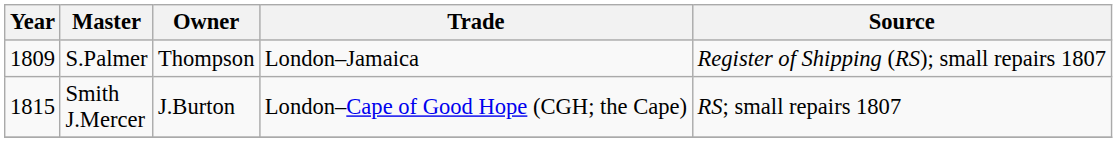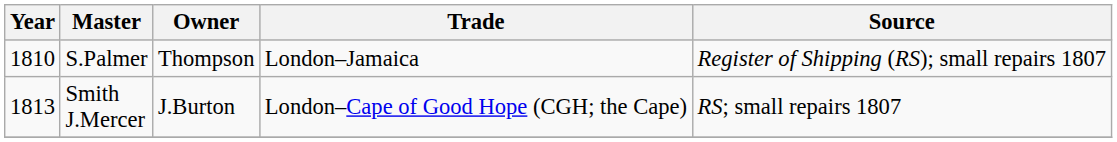(32, 58) 1809 -> (32, 58) 1810
(32, 106) 1815 -> (32, 106) 1813
